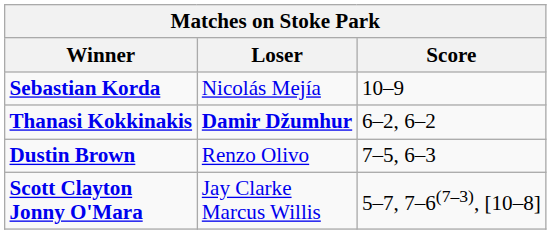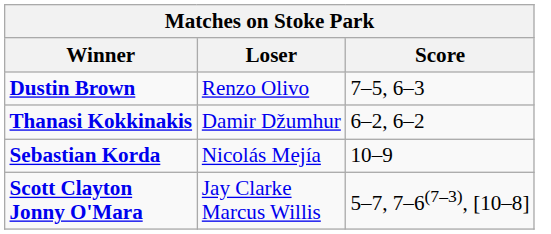rows swapped: (85, 88) <-> (72, 155)
(277, 121) bold -> (271, 121) normal
